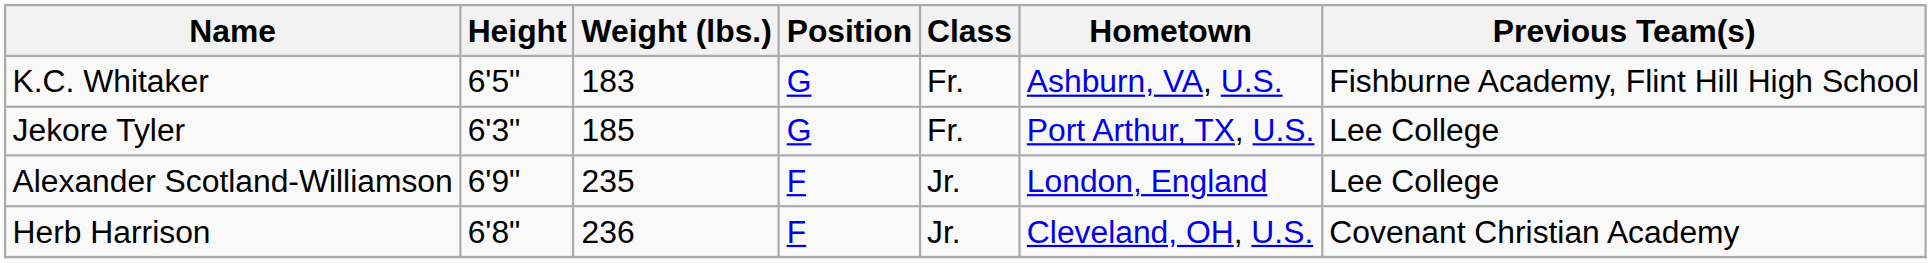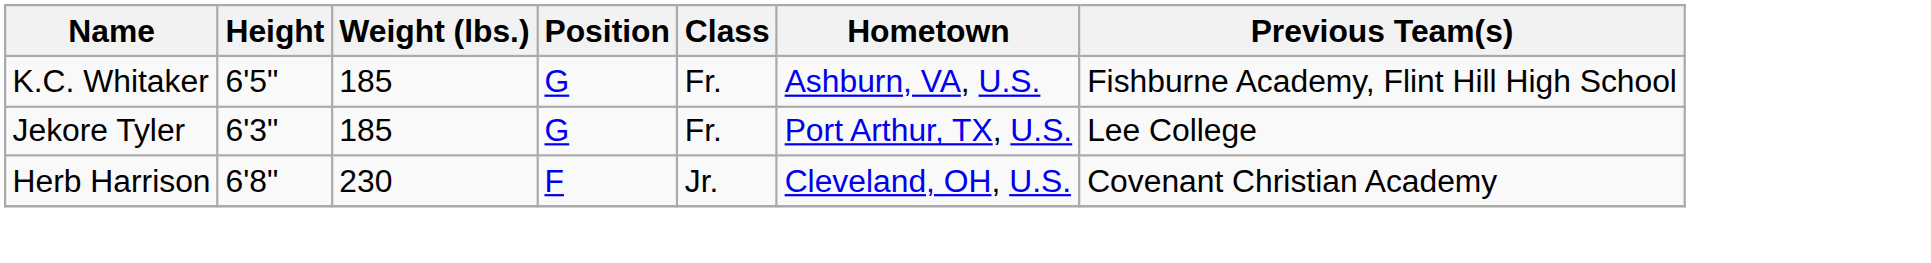(608, 81) 183 -> (366, 81) 185
- row: (233, 181)
(608, 232) 236 -> (366, 181) 230
